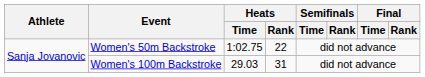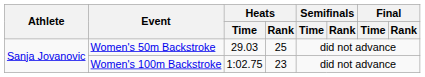(244, 47) 1:02.75 -> (244, 47) 29.03
(281, 47) 22 -> (281, 47) 25
(244, 64) 29.03 -> (244, 64) 1:02.75
(281, 64) 31 -> (281, 64) 23
